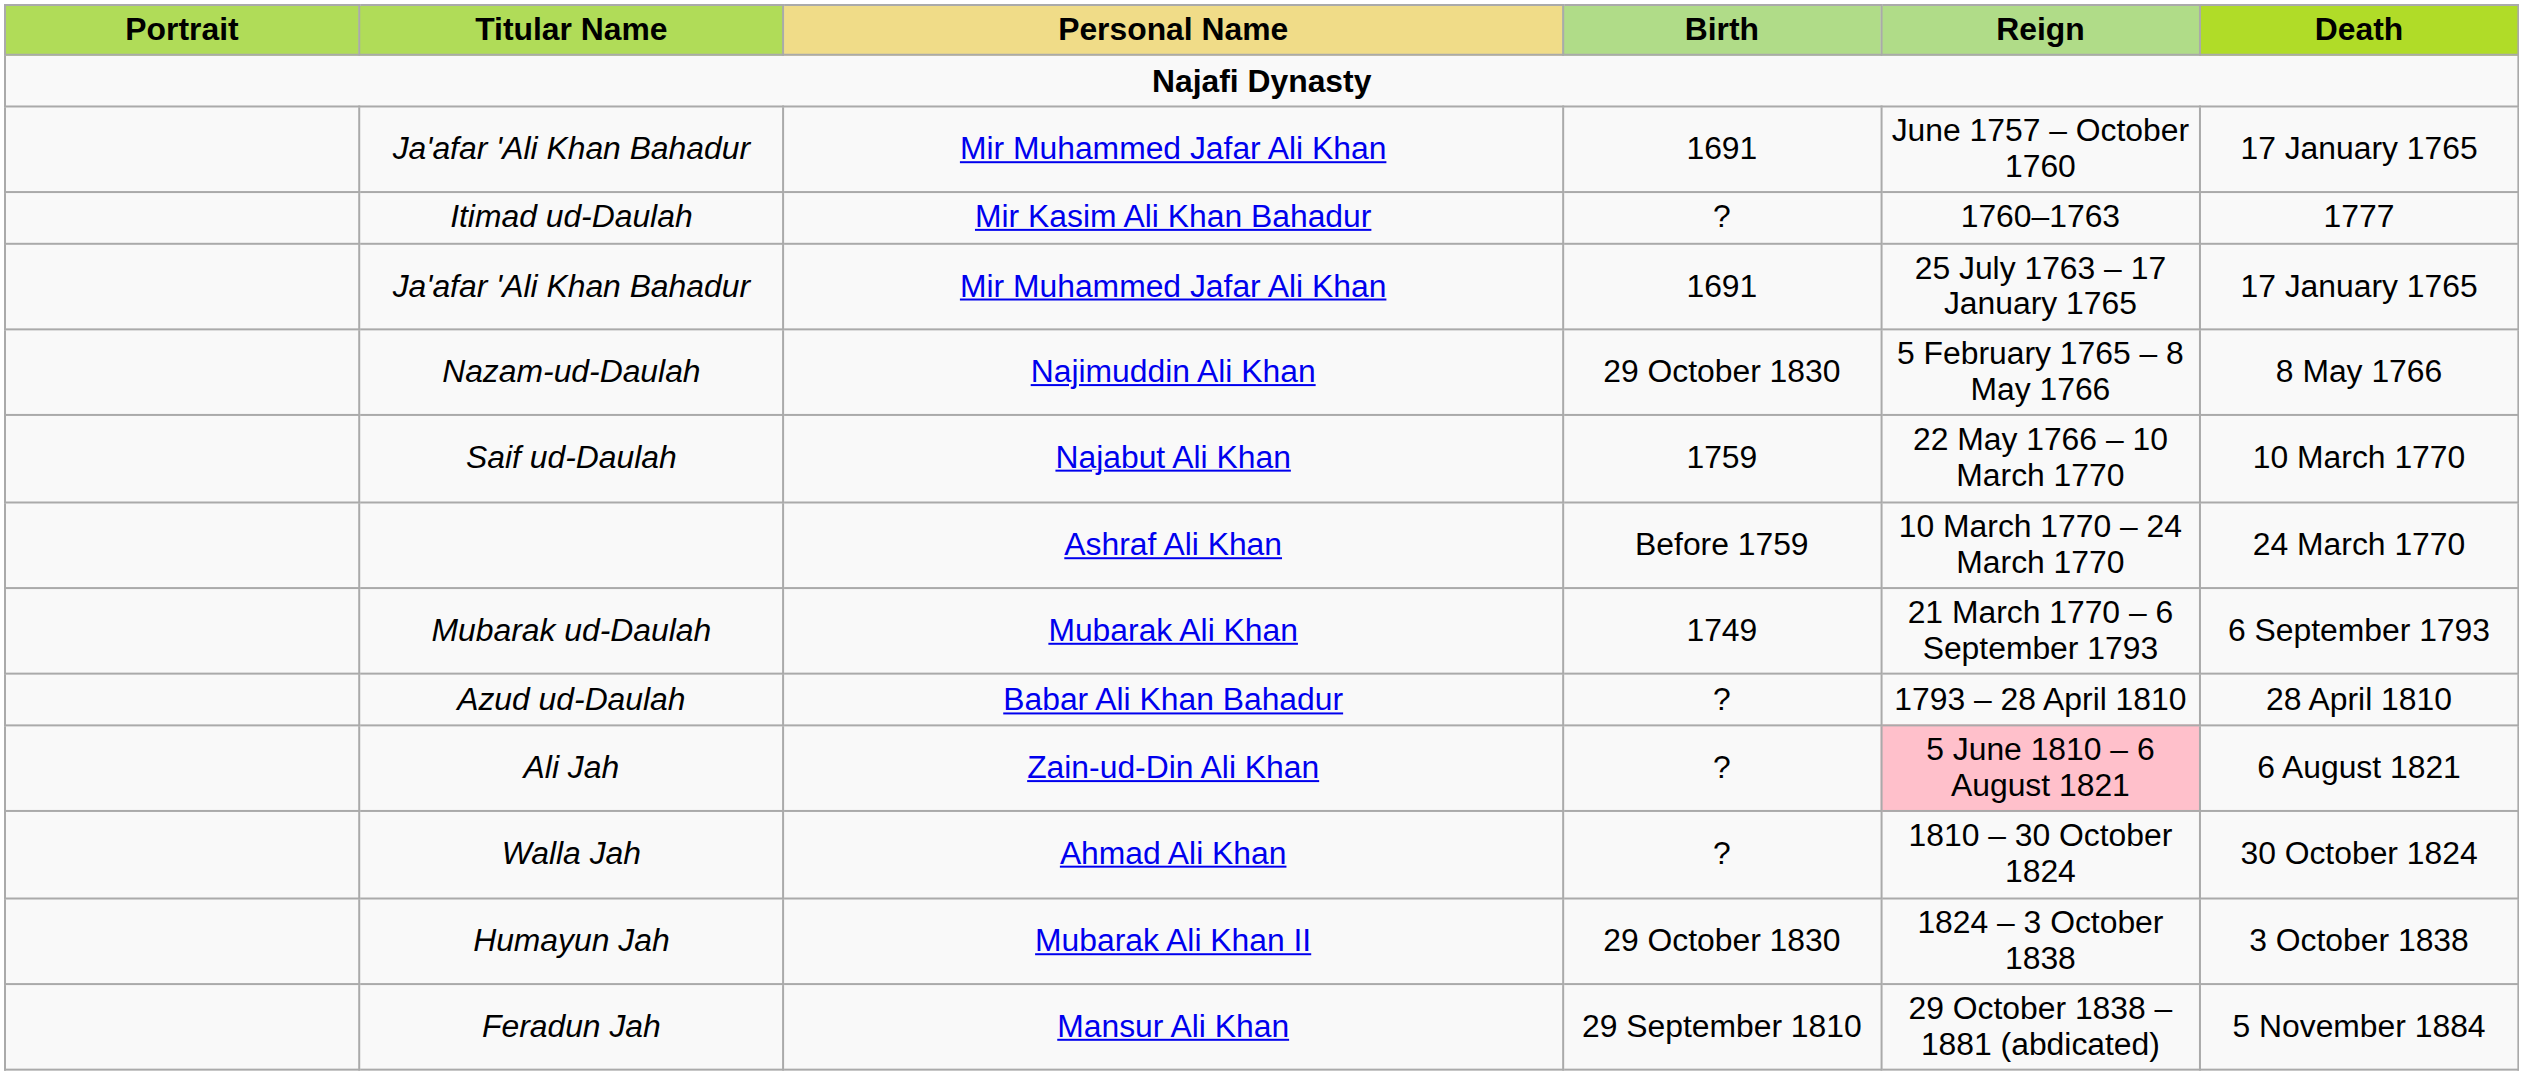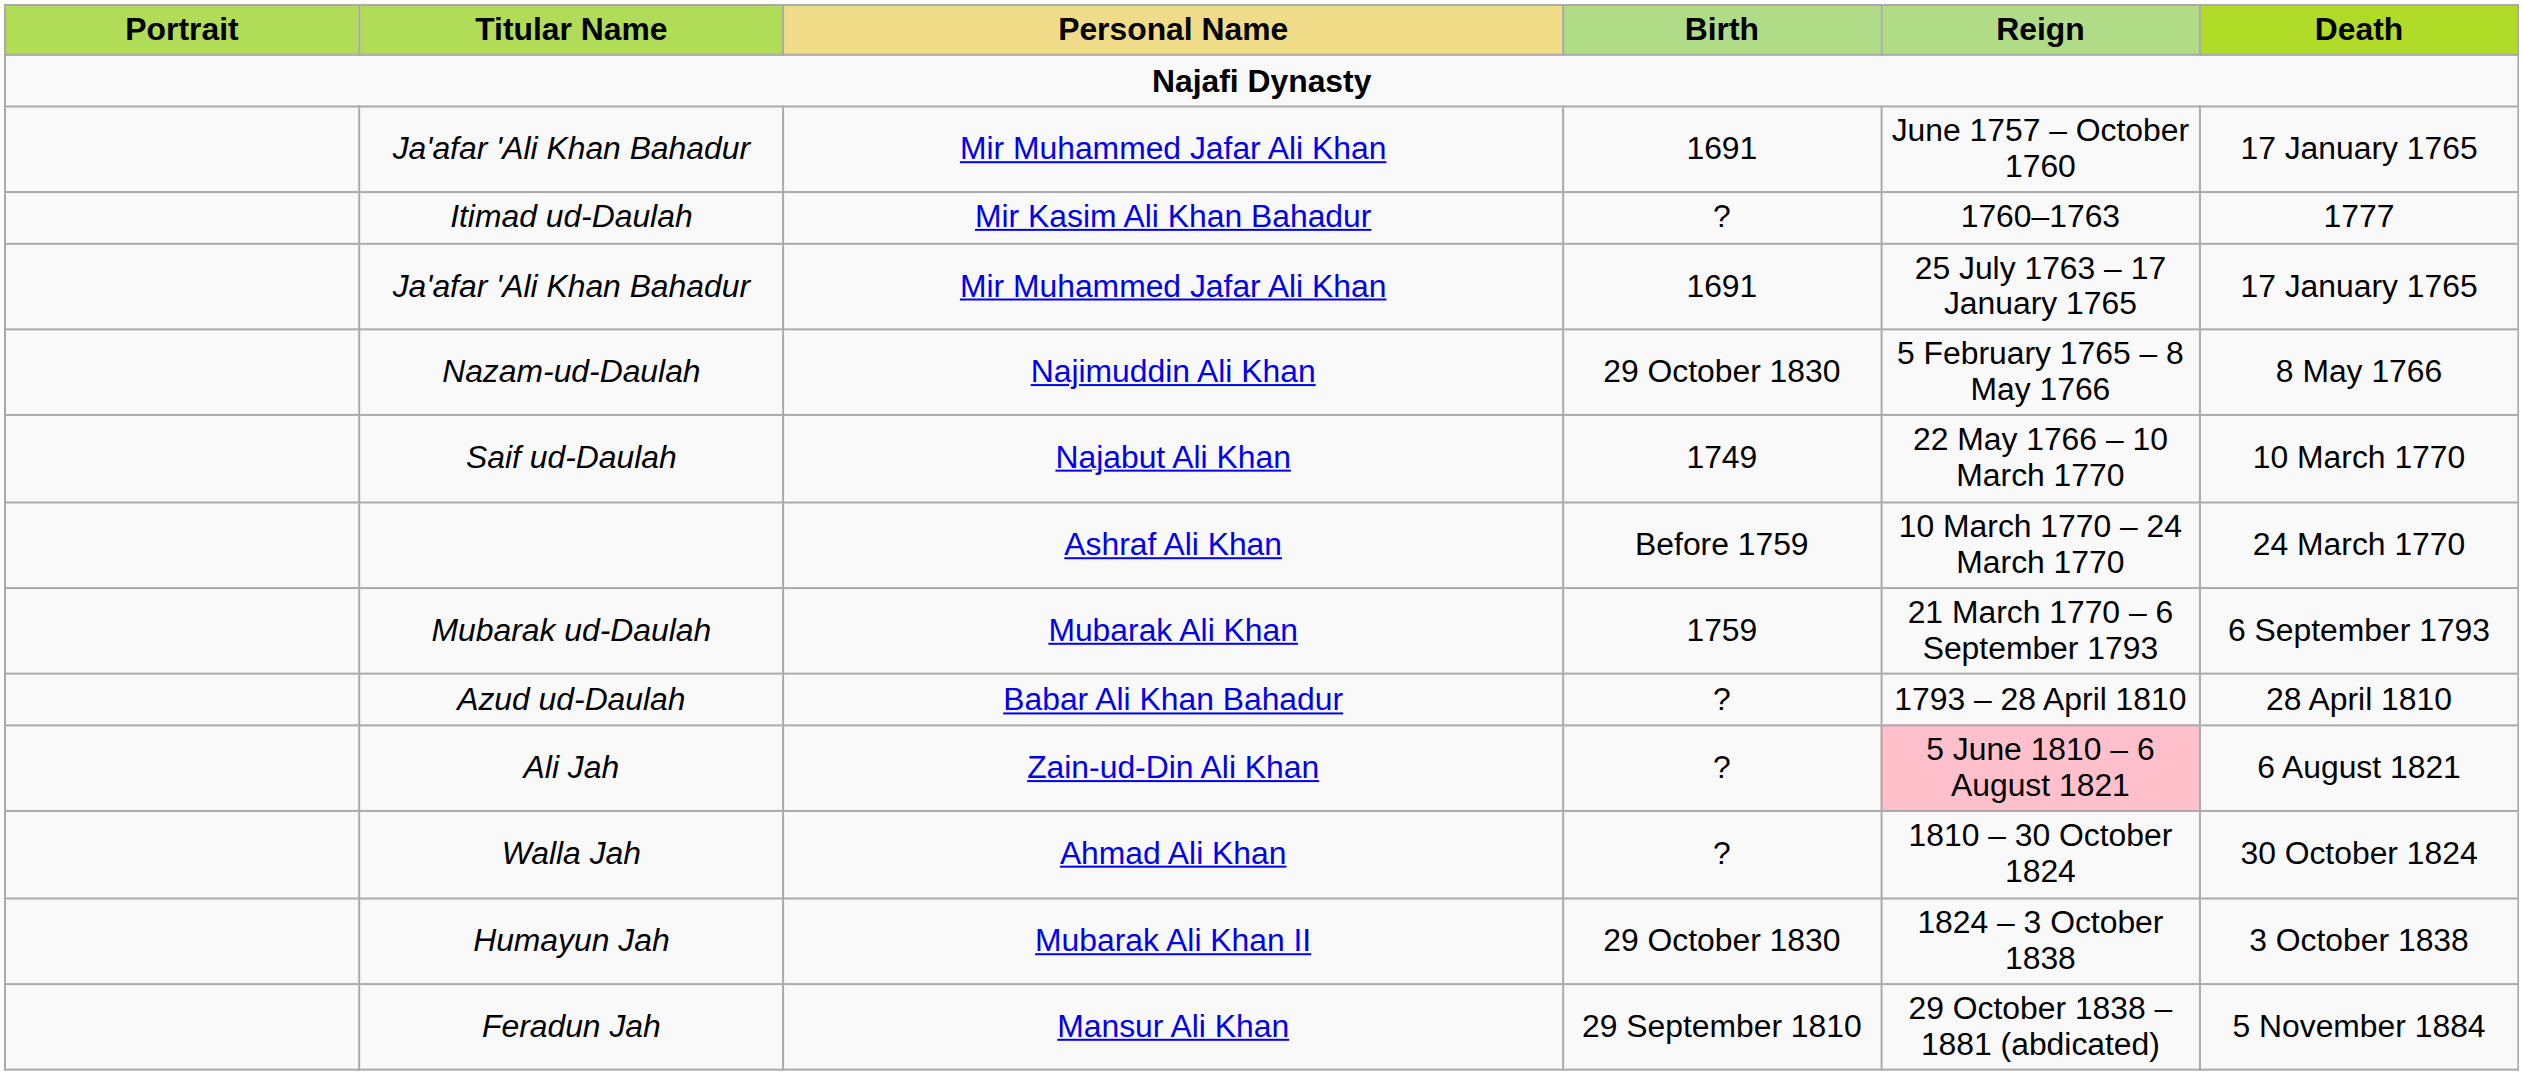(1722, 458) 1759 -> (1722, 458) 1749
(1722, 630) 1749 -> (1722, 630) 1759
